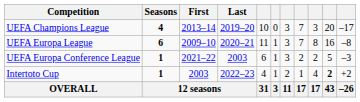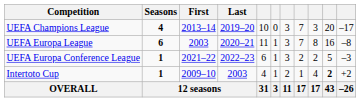(199, 43) 2009–10 -> (199, 43) 2003
(237, 58) 2003 -> (237, 58) 2022–23
(199, 74) 2003 -> (199, 74) 2009–10
(237, 74) 2022–23 -> (237, 74) 2003
